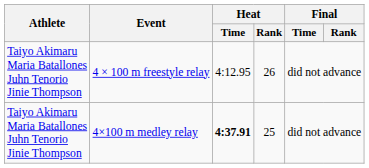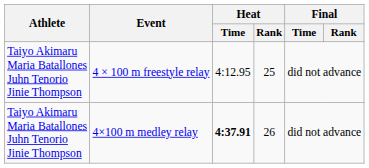(269, 72) 26 -> (269, 72) 25
(269, 133) 25 -> (269, 133) 26
